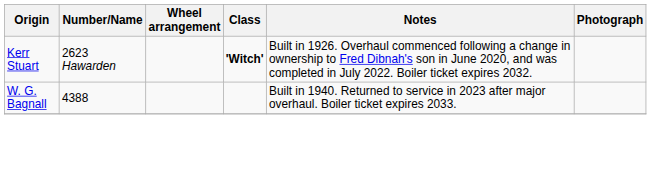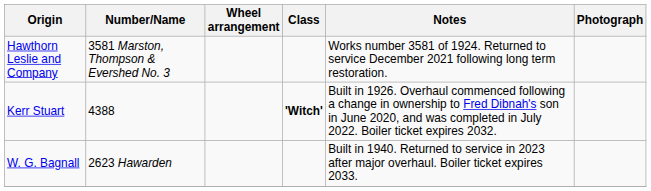+ row: (34, 59)
(89, 59) 2623 Hawarden -> (101, 111) 4388
(75, 98) 4388 -> (130, 163) 2623 Hawarden
